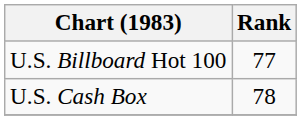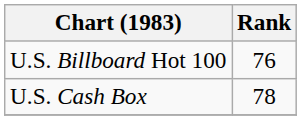(264, 59) 77 -> (264, 59) 76
